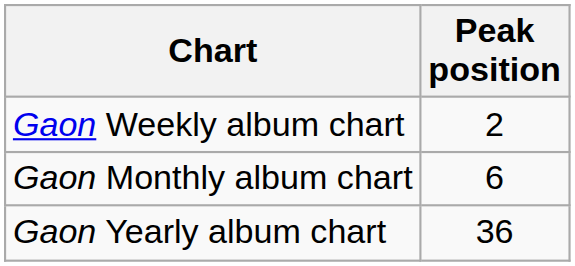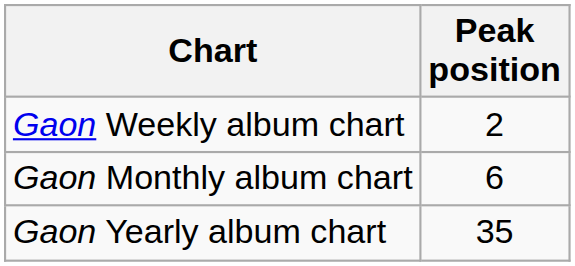(495, 232) 36 -> (495, 232) 35
